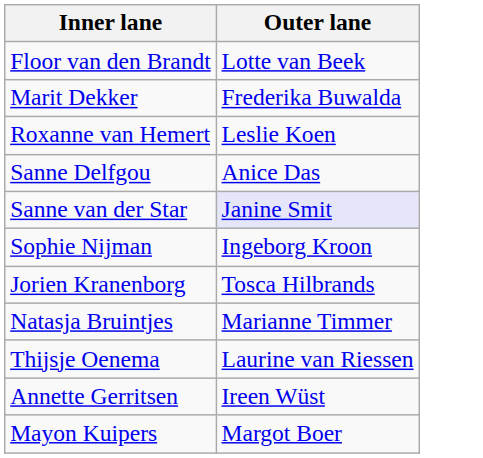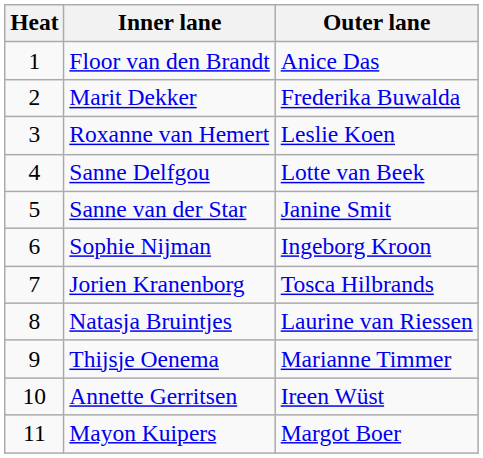+ column: (34, 23)
(293, 60) Lotte van Beek -> (330, 60) Anice Das
(271, 172) Anice Das -> (353, 172) Lotte van Beek
(277, 209) lavender background -> (336, 209) no background
(307, 321) Marianne Timmer -> (377, 321) Laurine van Riessen
(318, 358) Laurine van Riessen -> (366, 358) Marianne Timmer
